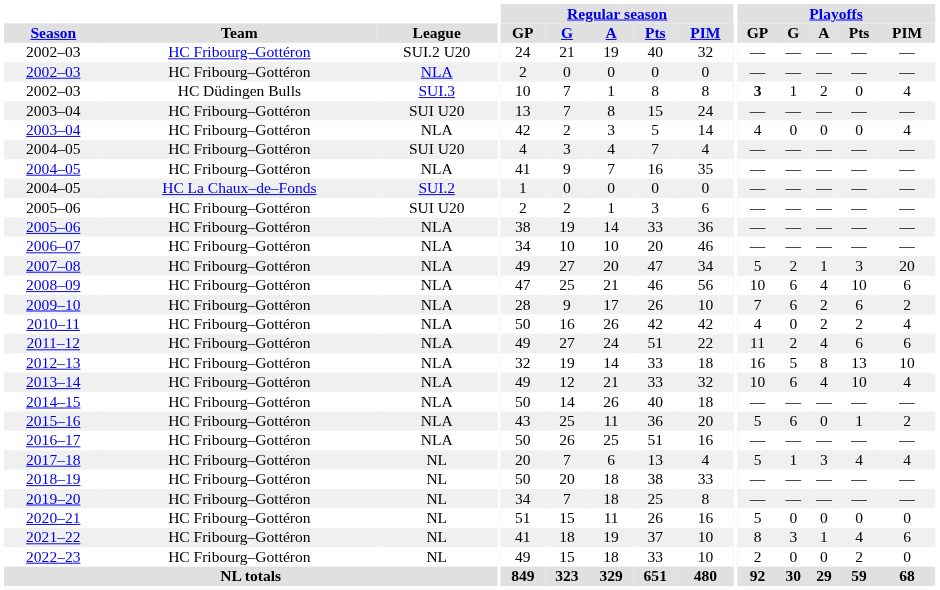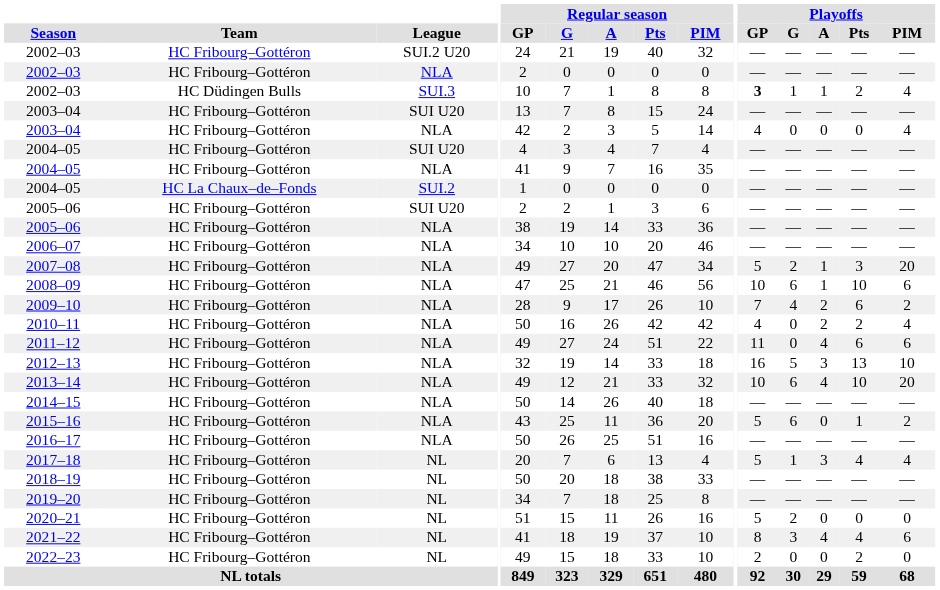(824, 91) 2 -> (824, 91) 1
(859, 91) 0 -> (859, 91) 2
(824, 285) 4 -> (824, 285) 1
(793, 304) 6 -> (793, 304) 4
(793, 343) 2 -> (793, 343) 0
(824, 362) 8 -> (824, 362) 3
(907, 382) 4 -> (907, 382) 20
(793, 518) 0 -> (793, 518) 2
(824, 537) 1 -> (824, 537) 4
